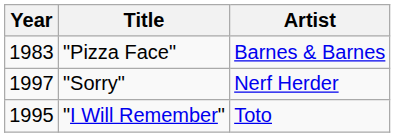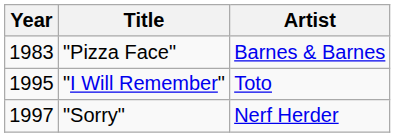rows swapped: (144, 115) <-> (94, 83)
